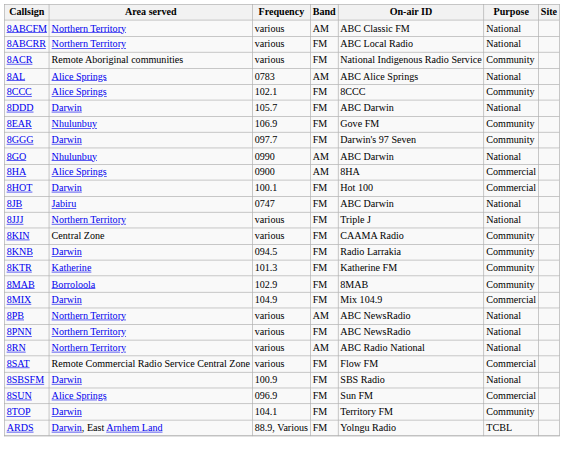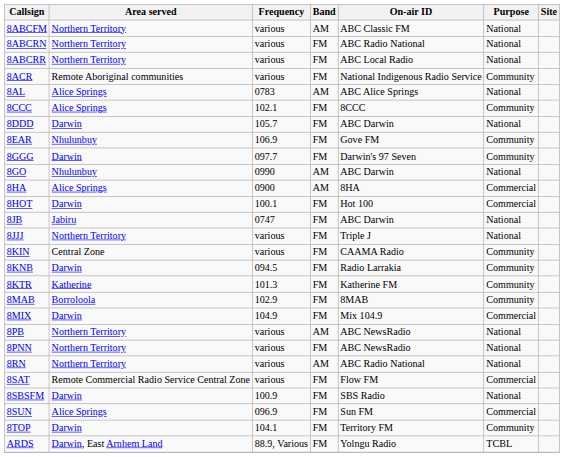+ row: (27, 44)
